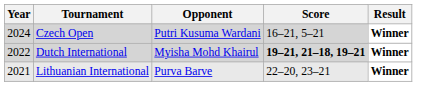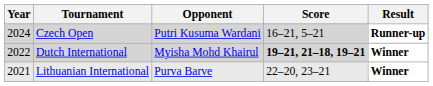(390, 33) Winner -> (398, 33) Runner-up
